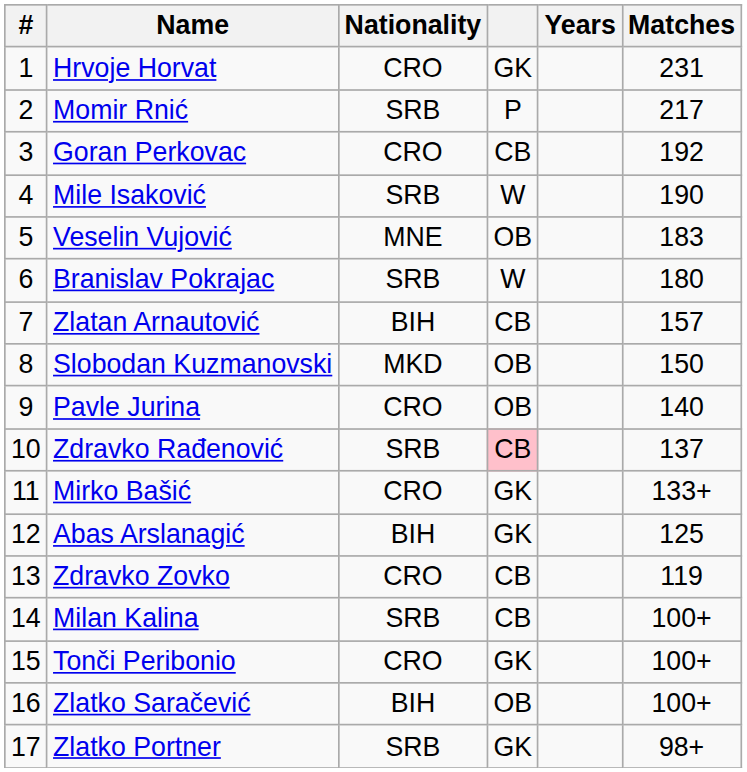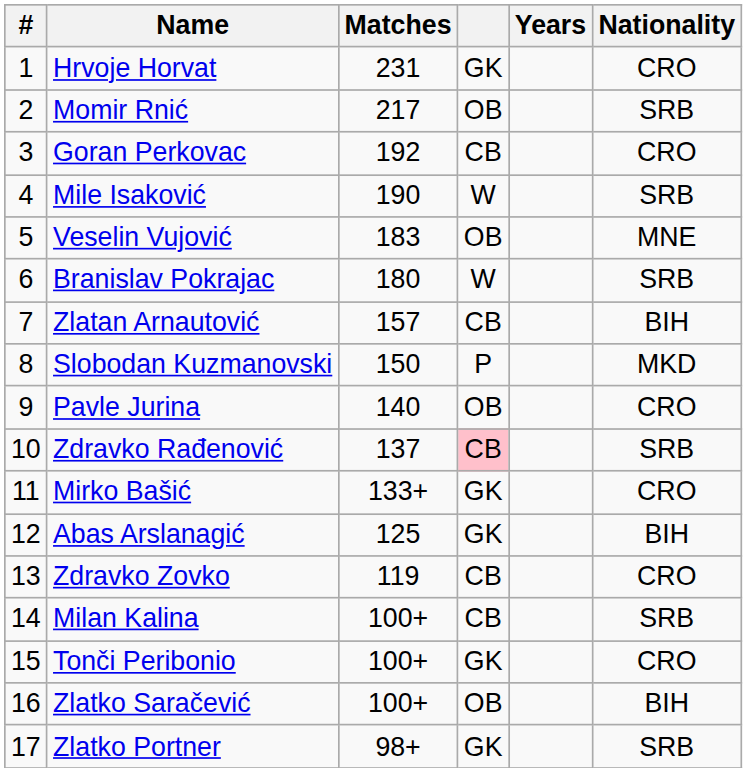columns swapped: (682, 25) <-> (413, 25)
(513, 110) P -> (483, 110) OB
(513, 364) OB -> (483, 364) P
